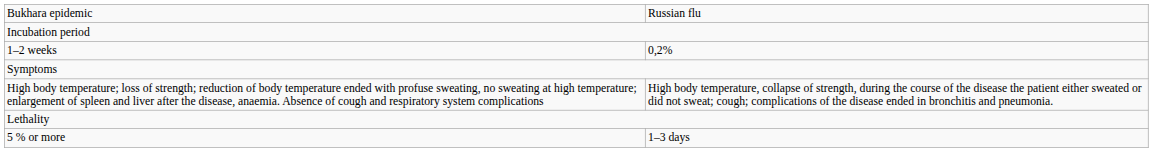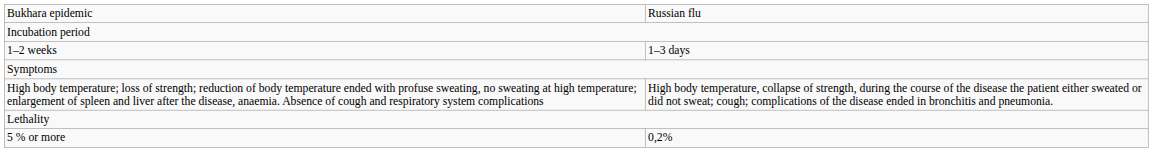(660, 50) 0,2% -> (669, 50) 1–3 days
(669, 138) 1–3 days -> (660, 138) 0,2%
